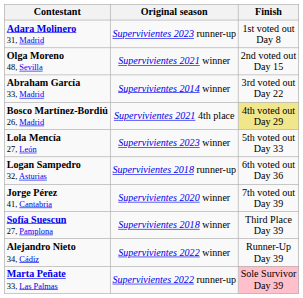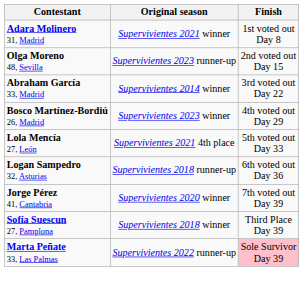(174, 34) Supervivientes 2023 runner-up -> (174, 34) Supervivientes 2021 winner
(174, 61) Supervivientes 2021 winner -> (174, 61) Supervivientes 2023 runner-up
(174, 116) Supervivientes 2021 4th place -> (174, 116) Supervivientes 2023 winner
(268, 116) khaki background -> (268, 116) no background
(174, 143) Supervivientes 2023 winner -> (174, 143) Supervivientes 2021 4th place
- row: (41, 252)
